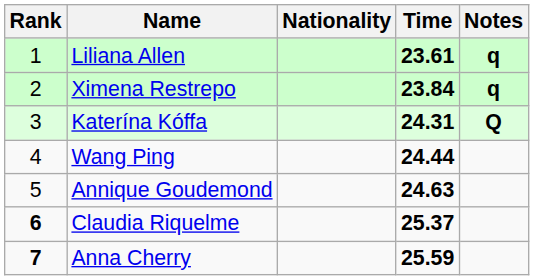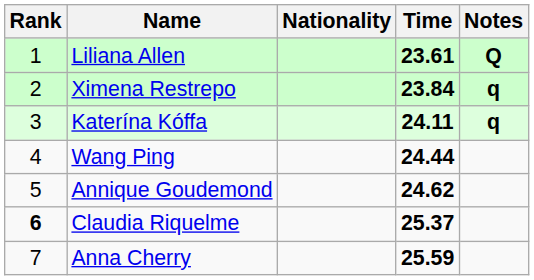(494, 55) q -> (494, 55) Q
(428, 122) 24.31 -> (428, 122) 24.11
(494, 122) Q -> (494, 122) q
(428, 190) 24.63 -> (428, 190) 24.62
(36, 257) bold -> (36, 257) normal
